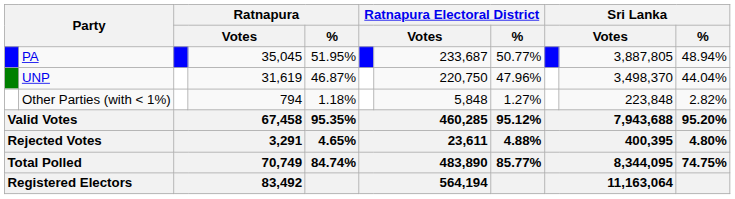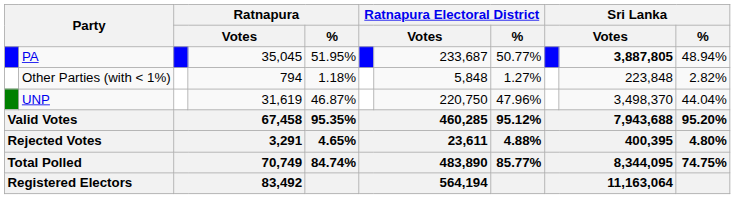(643, 57) normal -> (643, 57) bold
rows swapped: (36, 78) <-> (96, 99)
